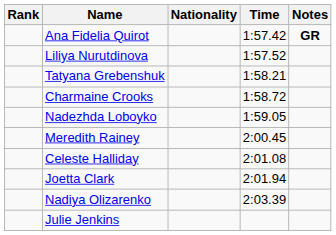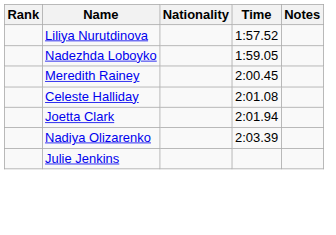- row: (97, 35)
- row: (105, 76)
- row: (99, 96)
